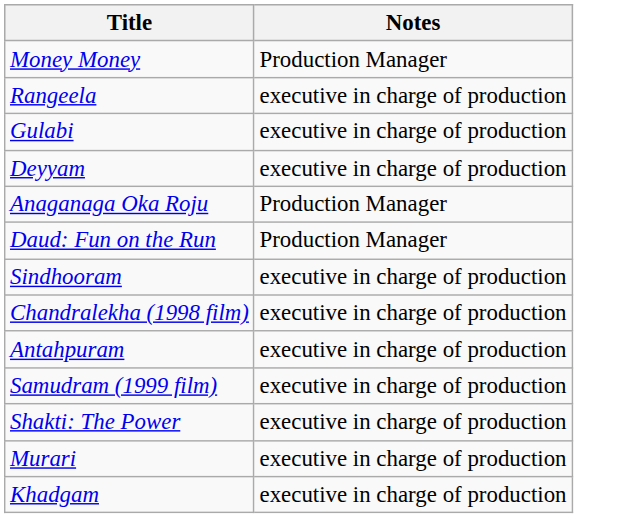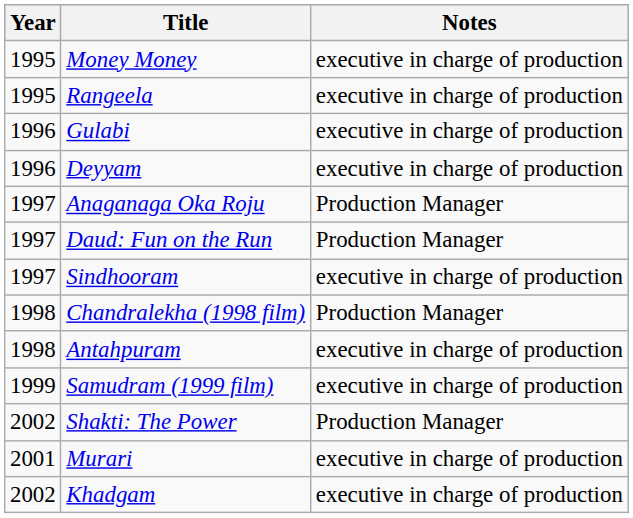+ column: (33, 22)
(353, 58) Production Manager -> (469, 58) executive in charge of production
(413, 312) executive in charge of production -> (410, 312) Production Manager
(413, 421) executive in charge of production -> (410, 421) Production Manager
